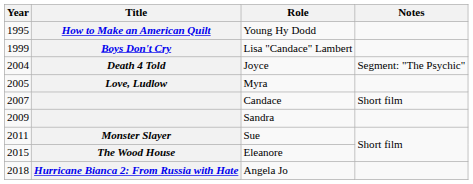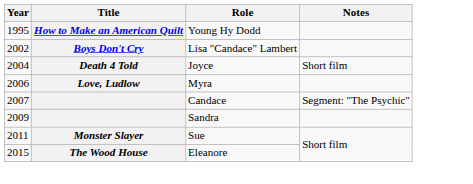(18, 48) 1999 -> (18, 48) 2002
(411, 65) Segment: "The Psychic" -> (325, 65) Short film
(18, 83) 2005 -> (18, 83) 2006
(380, 100) Short film -> (356, 100) Segment: "The Psychic"
- row: (266, 170)
